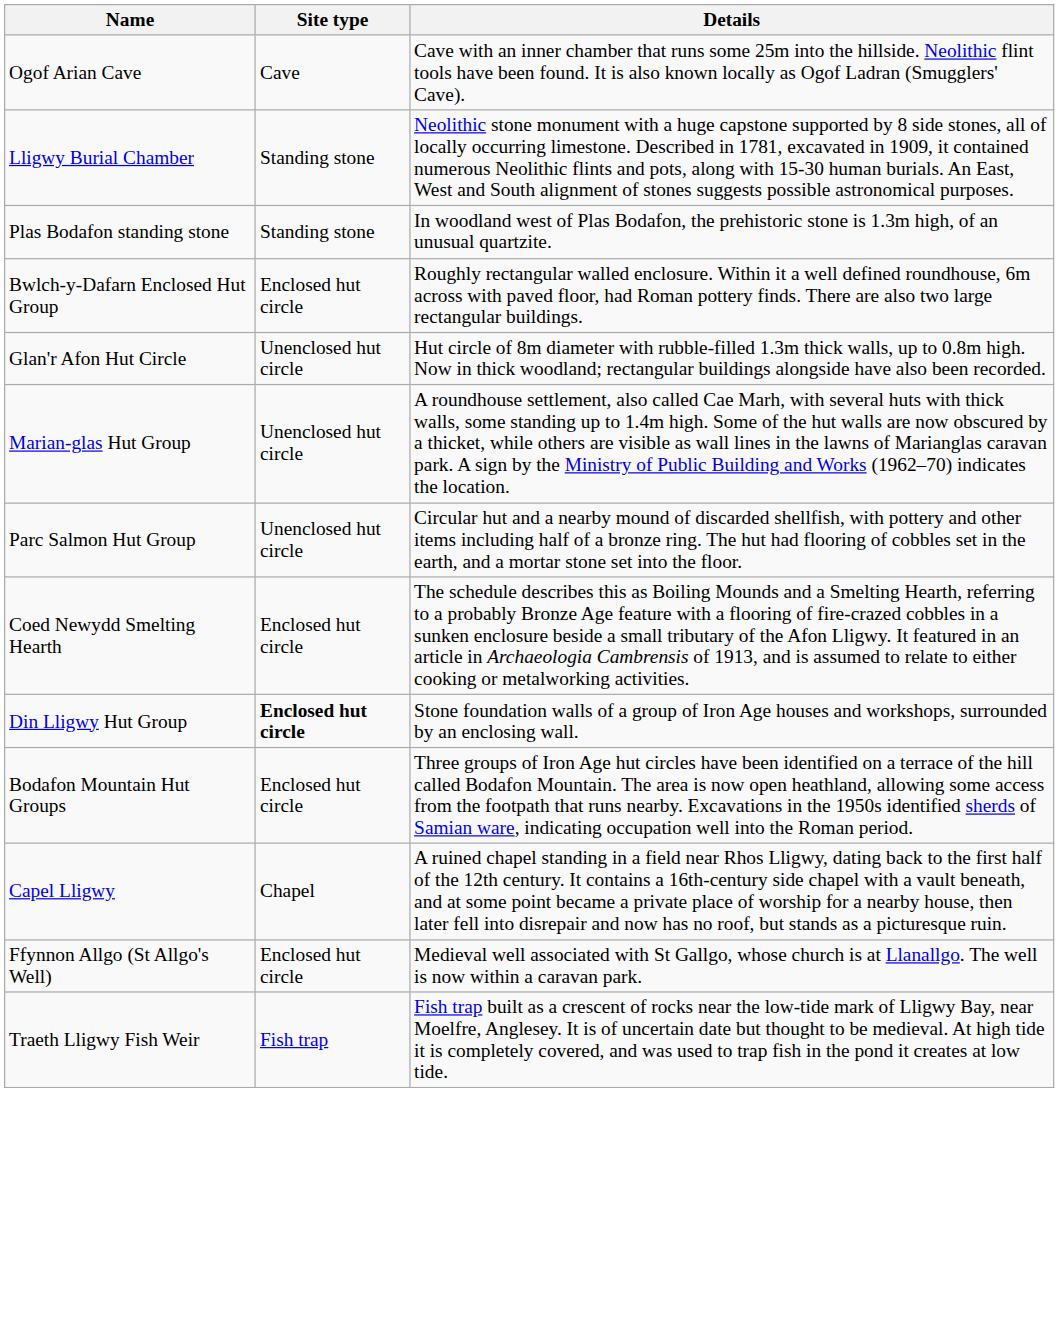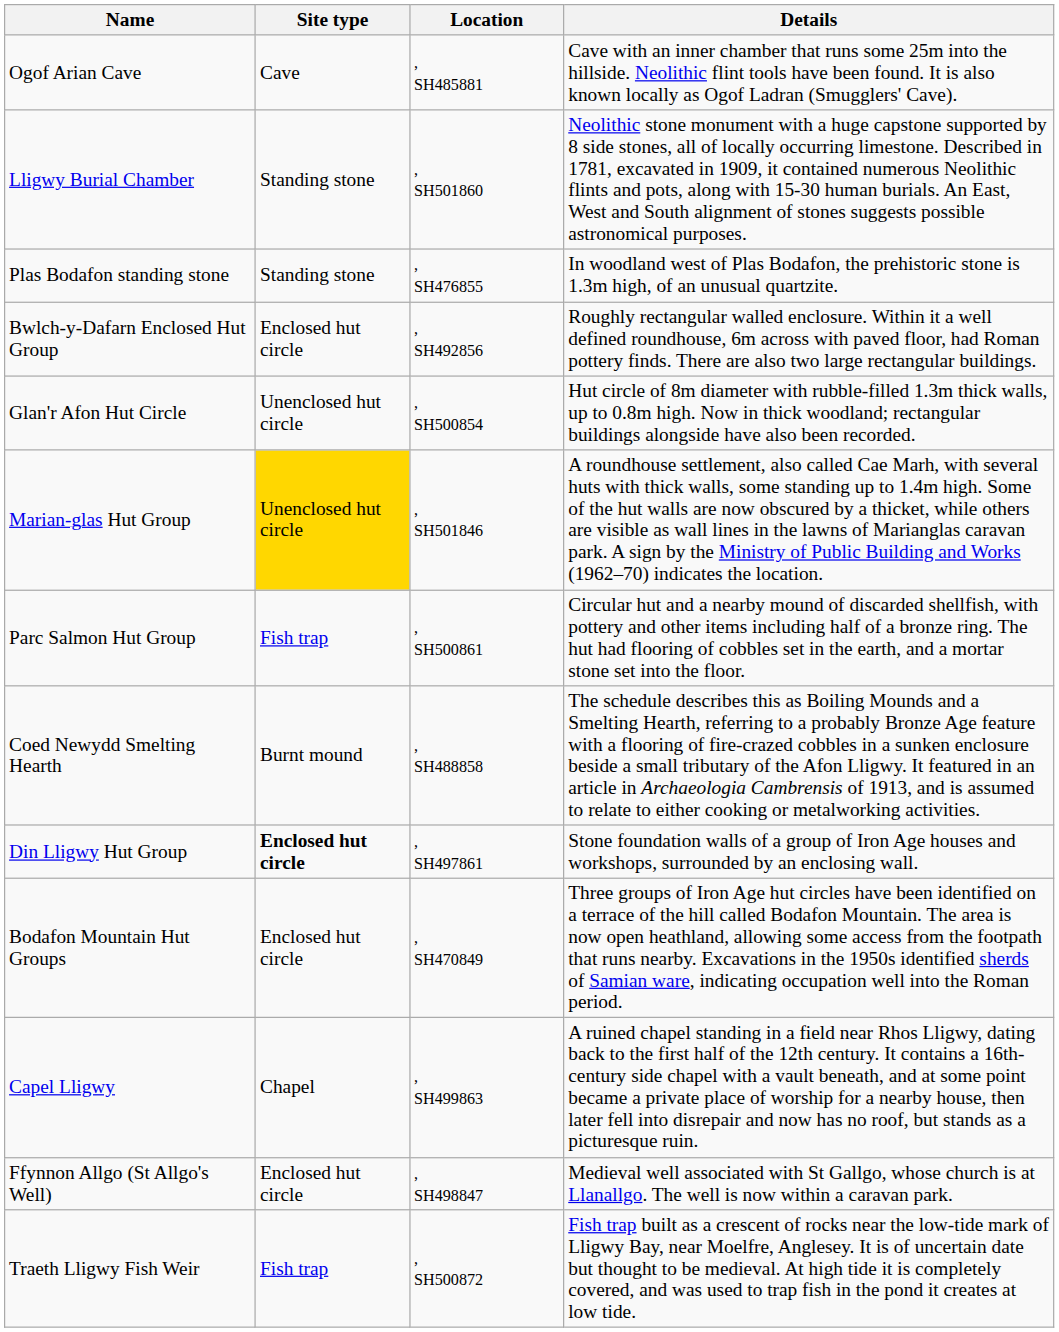+ column: (487, 19)
(320, 443) no background -> (320, 519) gold background
(320, 539) Unenclosed hut circle -> (294, 637) Fish trap
(310, 635) Enclosed hut circle -> (311, 755) Burnt mound
